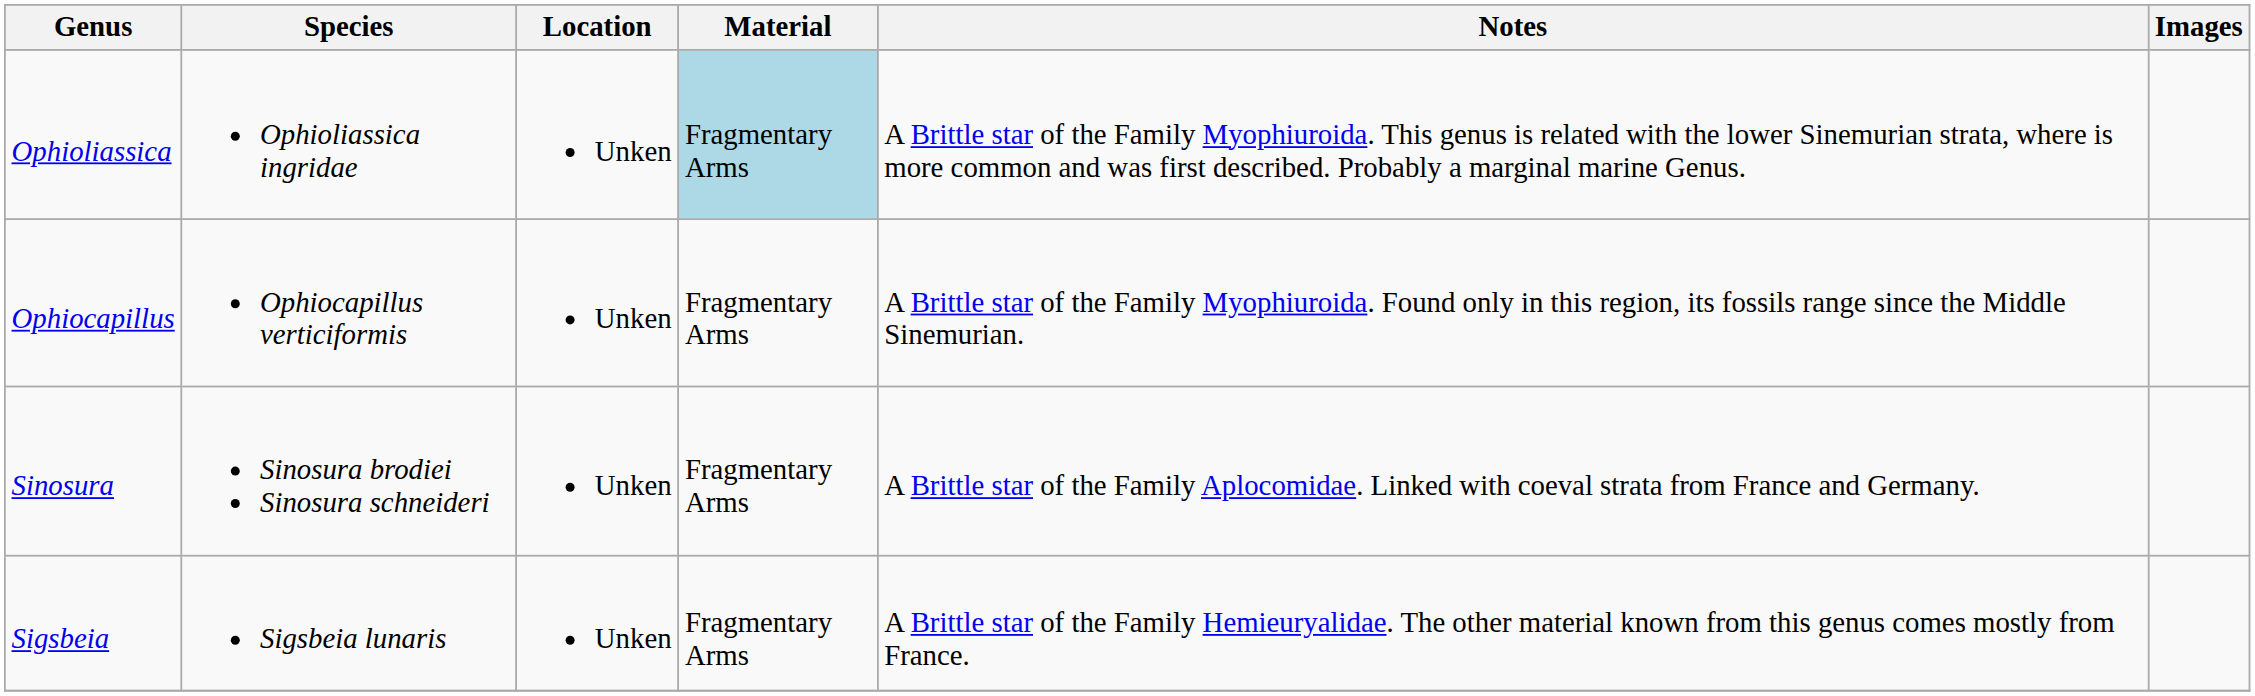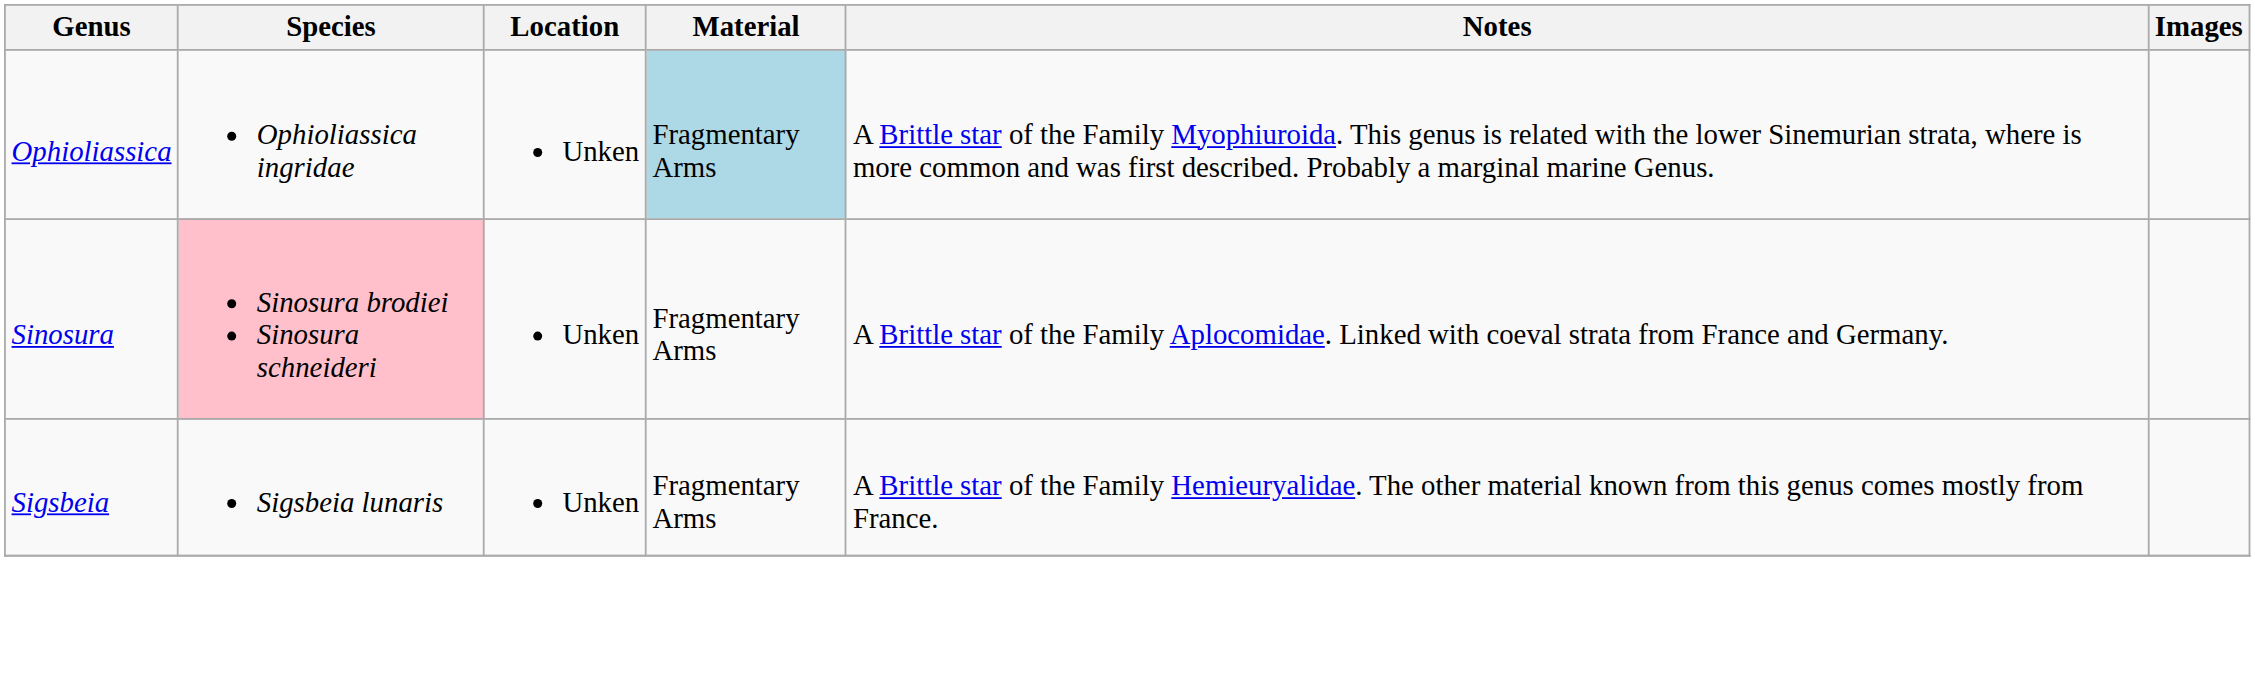- row: (93, 318)
(349, 487) no background -> (331, 335) pink background
